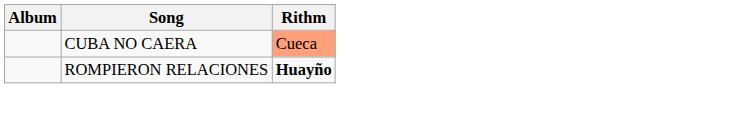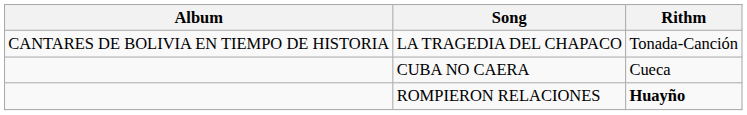+ row: (509, 43)
(296, 43) lightsalmon background -> (650, 69) no background
